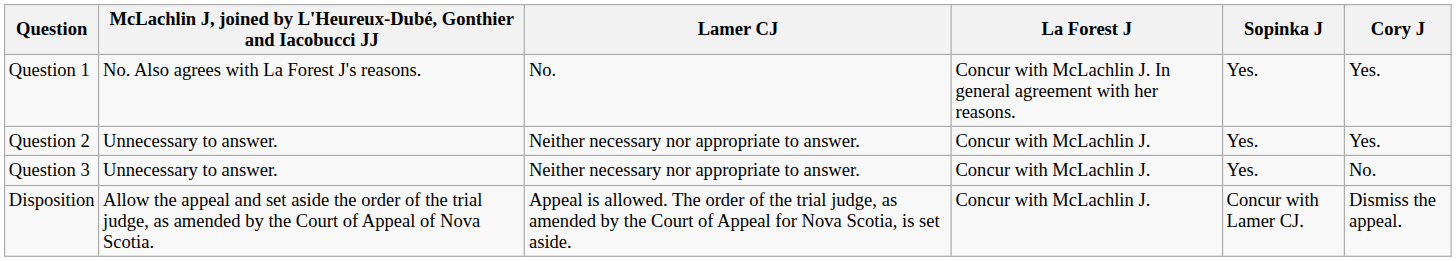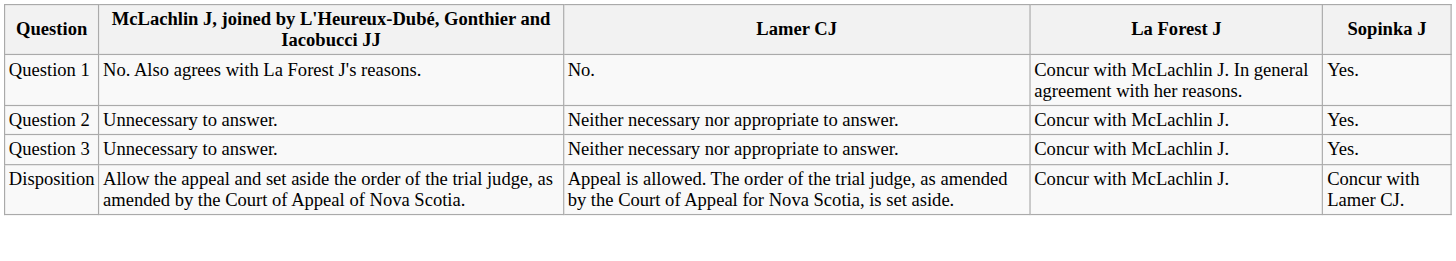- column: (1398, 29)
